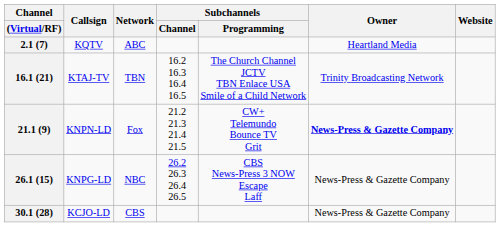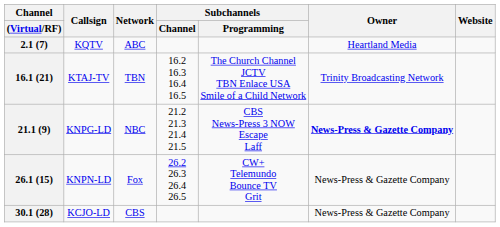(89, 129) KNPN-LD -> (89, 129) KNPG-LD
(135, 129) Fox -> (135, 129) NBC
(253, 129) CW+ Telemundo Bounce TV Grit -> (253, 129) CBS News-Press 3 NOW Escape Laff
(89, 180) KNPG-LD -> (89, 180) KNPN-LD
(135, 180) NBC -> (135, 180) Fox
(253, 180) CBS News-Press 3 NOW Escape Laff -> (253, 180) CW+ Telemundo Bounce TV Grit
